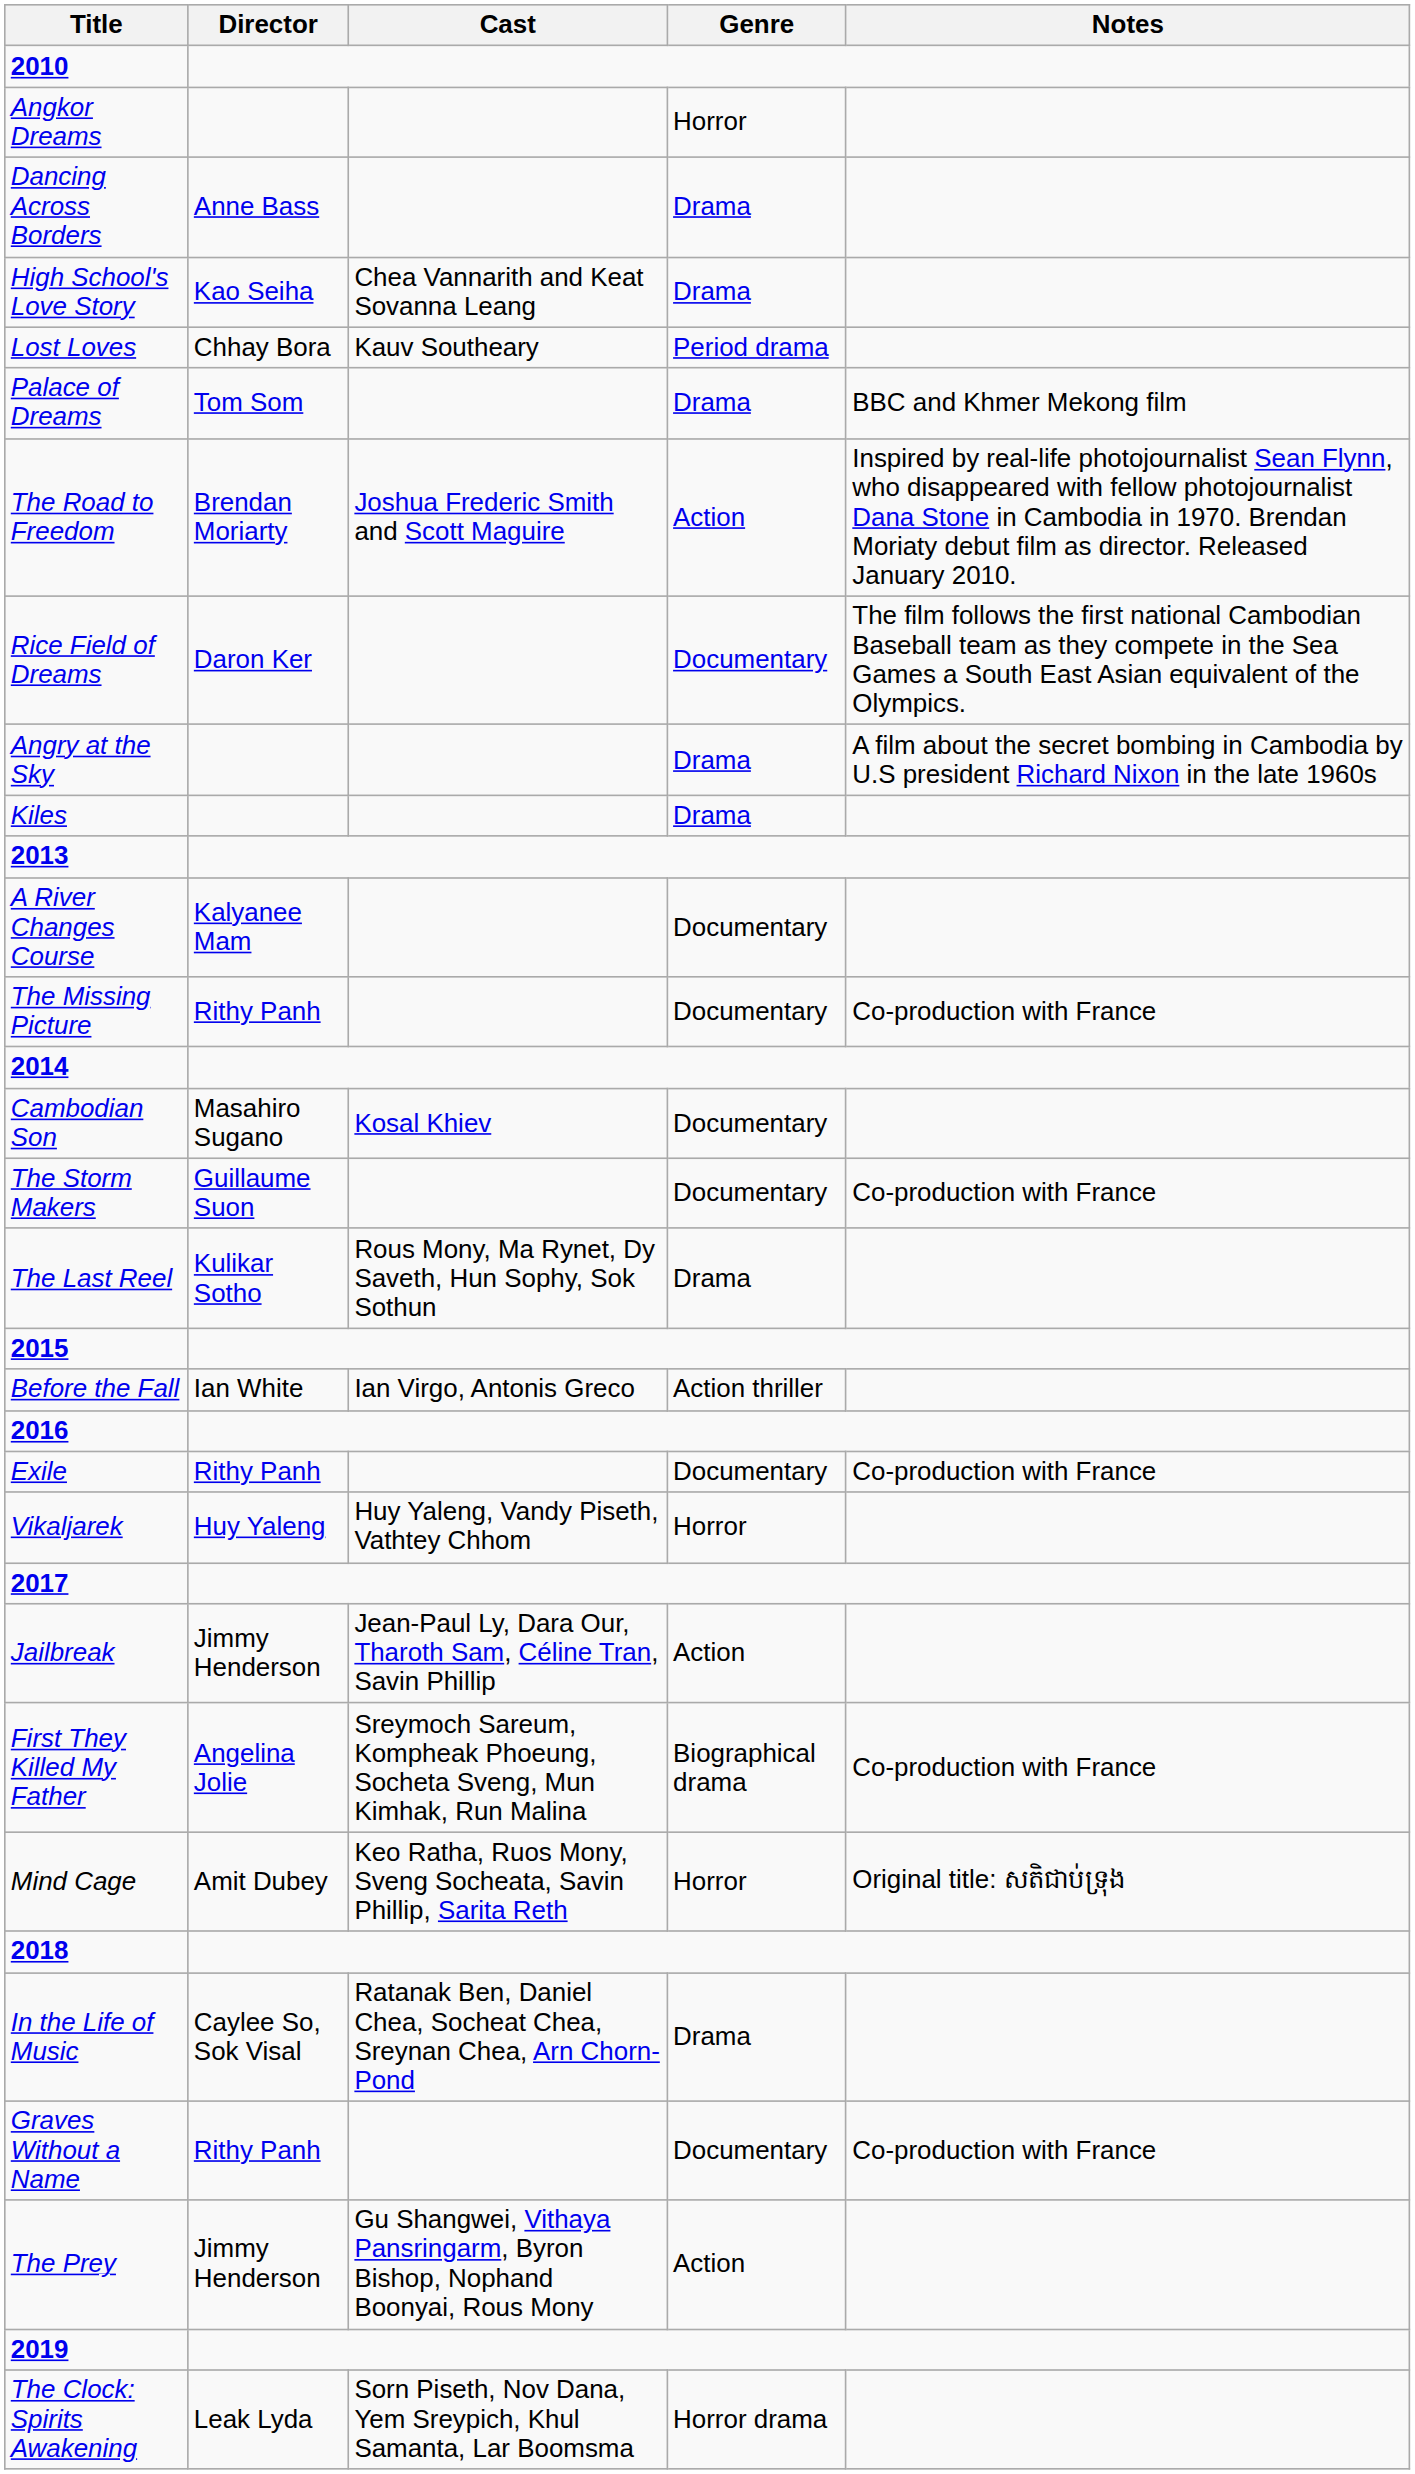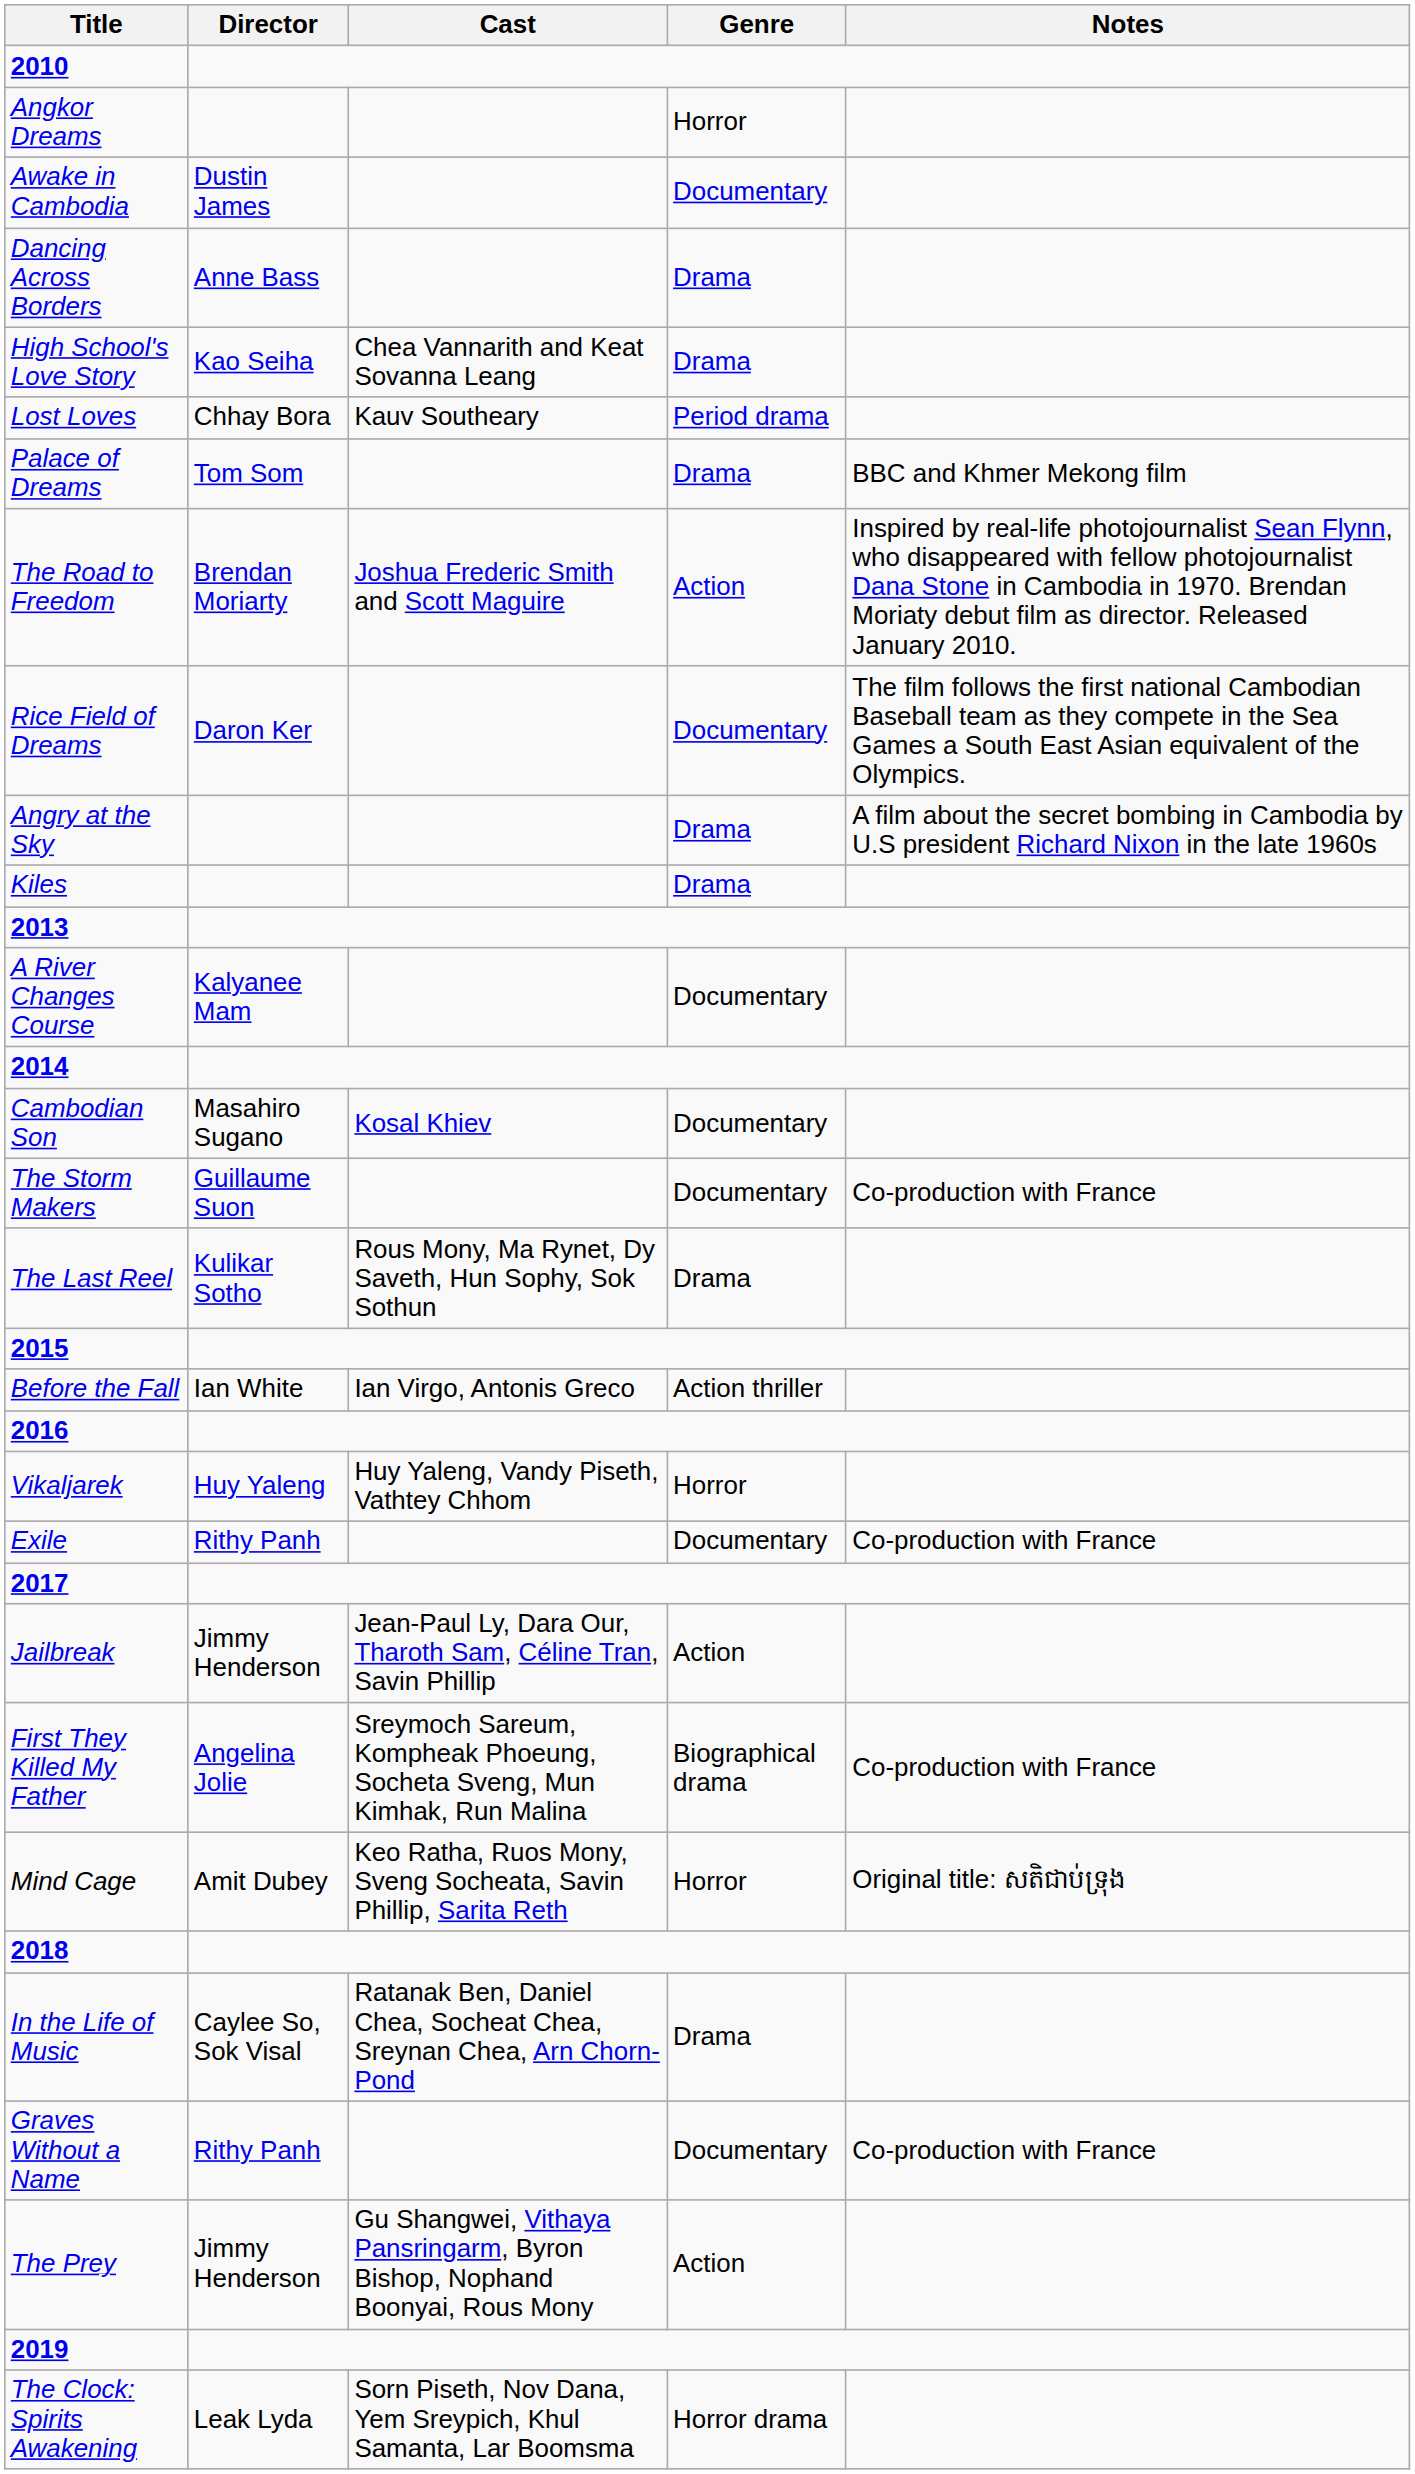+ row: (70, 192)
- row: (81, 1011)
rows swapped: (39, 1471) <-> (67, 1527)
